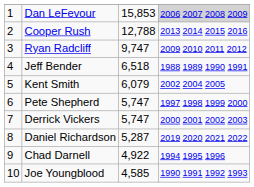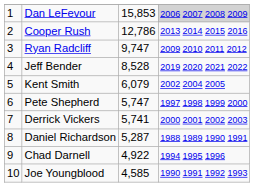(138, 31) 12,788 -> (138, 31) 12,786
(135, 66) 6,518 -> (135, 66) 8,528
(204, 67) 1988 1989 1990 1991 -> (204, 67) 2019 2020 2021 2022
(135, 119) 5,747 -> (135, 119) 5,741
(204, 138) 2019 2020 2021 2022 -> (204, 138) 1988 1989 1990 1991
